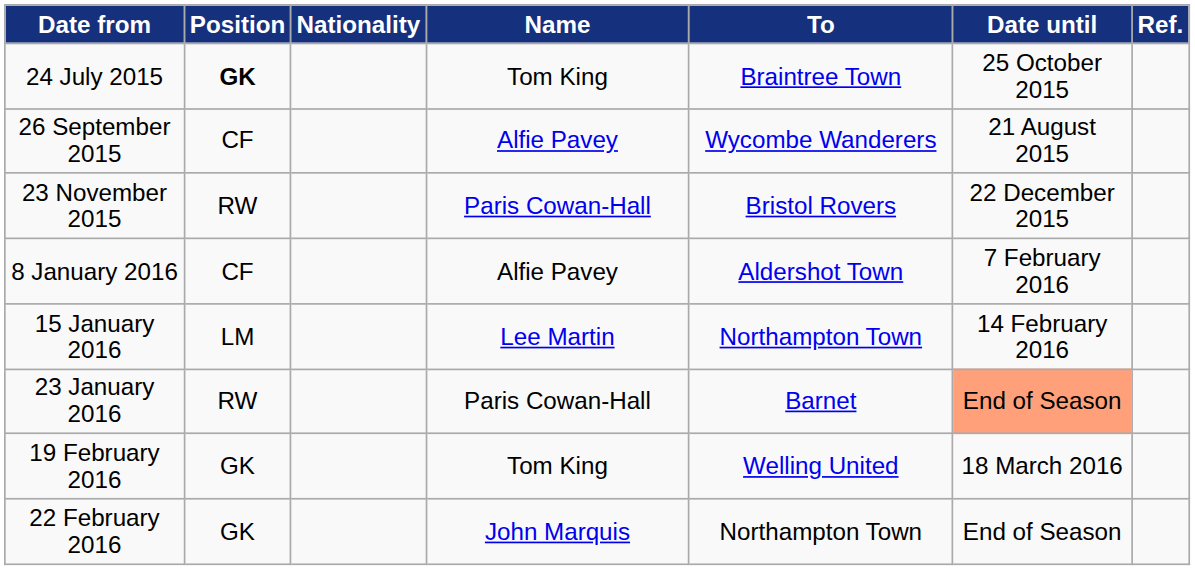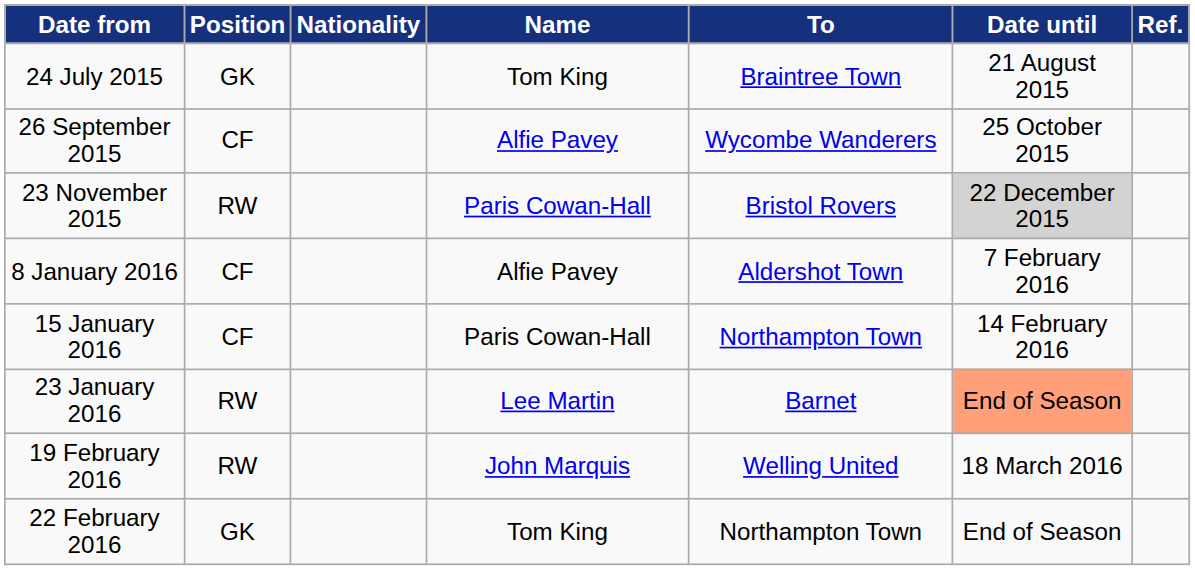(238, 76) bold -> (238, 76) normal
(1042, 76) 25 October 2015 -> (1042, 76) 21 August 2015
(1042, 141) 21 August 2015 -> (1042, 141) 25 October 2015
(1042, 206) no background -> (1042, 206) lightgrey background
(238, 336) LM -> (238, 336) CF
(557, 336) Lee Martin -> (557, 336) Paris Cowan-Hall
(557, 402) Paris Cowan-Hall -> (557, 402) Lee Martin
(238, 467) GK -> (238, 467) RW
(557, 467) Tom King -> (557, 467) John Marquis
(557, 532) John Marquis -> (557, 532) Tom King
